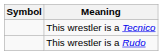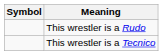rows swapped: (101, 27) <-> (96, 43)
